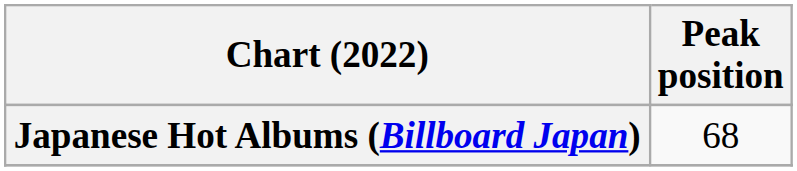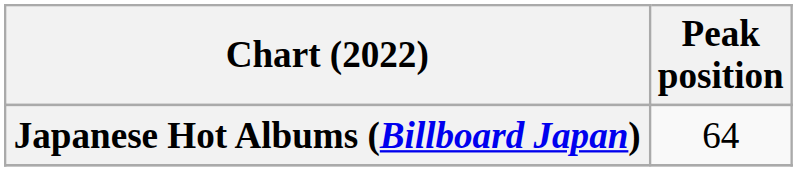(721, 134) 68 -> (721, 134) 64
